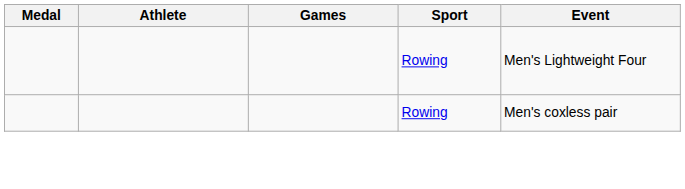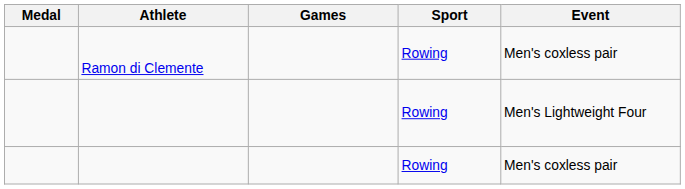+ row: (41, 53)
